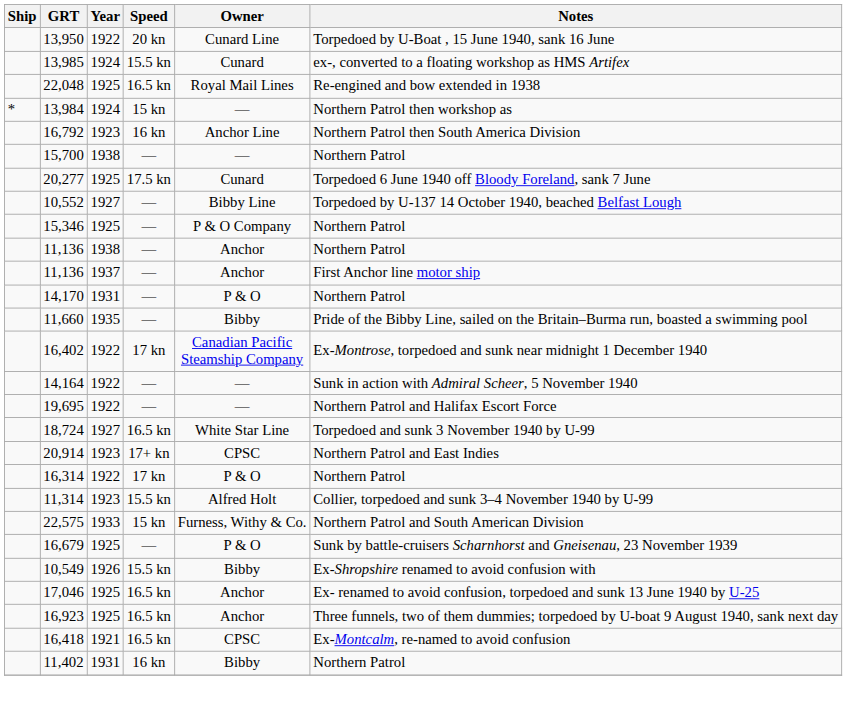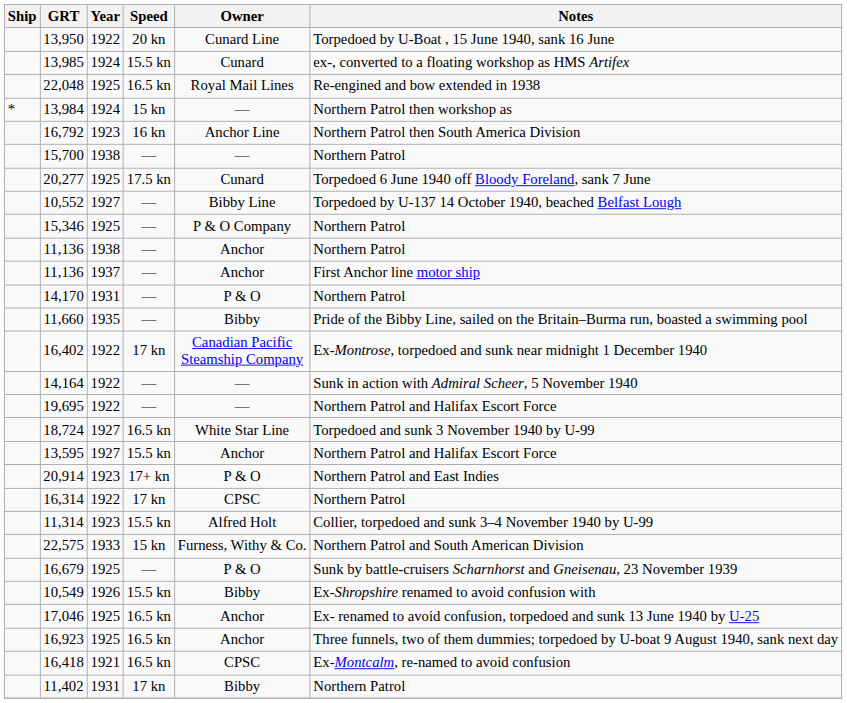+ row: (64, 452)
(242, 452) CPSC -> (242, 476) P & O
(242, 476) P & O -> (242, 499) CPSC
(149, 663) 16 kn -> (149, 686) 17 kn
